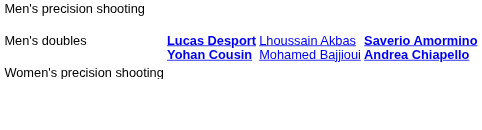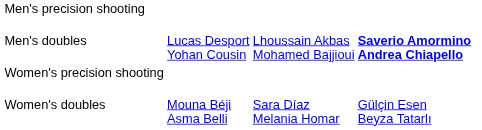(212, 47) bold -> (208, 47) normal
+ row: (55, 104)
